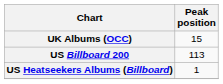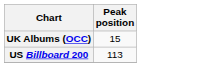- row: (90, 70)
